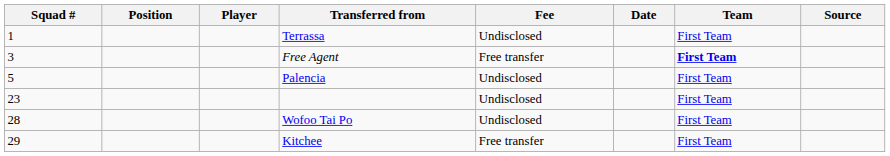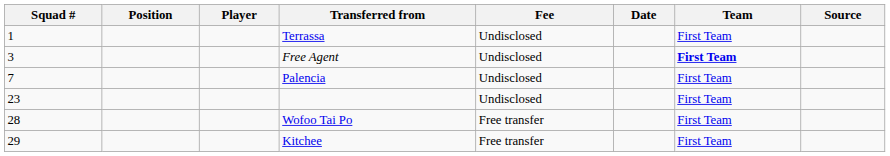(511, 57) Free transfer -> (510, 57) Undisclosed
(11, 78) 5 -> (11, 78) 7
(510, 120) Undisclosed -> (511, 120) Free transfer
